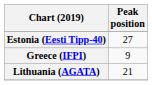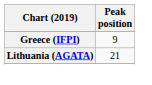- row: (56, 39)
